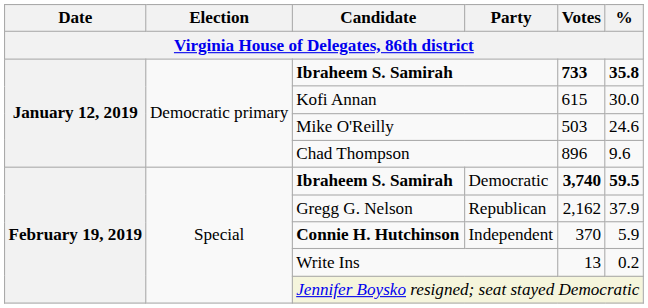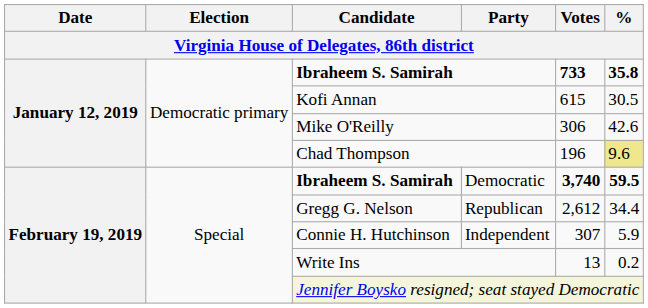(624, 99) 30.0 -> (623, 99) 30.5
(574, 126) 503 -> (573, 126) 306
(624, 126) 24.6 -> (623, 126) 42.6
(574, 153) 896 -> (573, 153) 196
(620, 153) no background -> (619, 153) khaki background
(582, 208) 2,162 -> (581, 208) 2,612
(624, 208) 37.9 -> (624, 208) 34.4
(378, 235) bold -> (373, 235) normal
(588, 235) 370 -> (588, 235) 307
